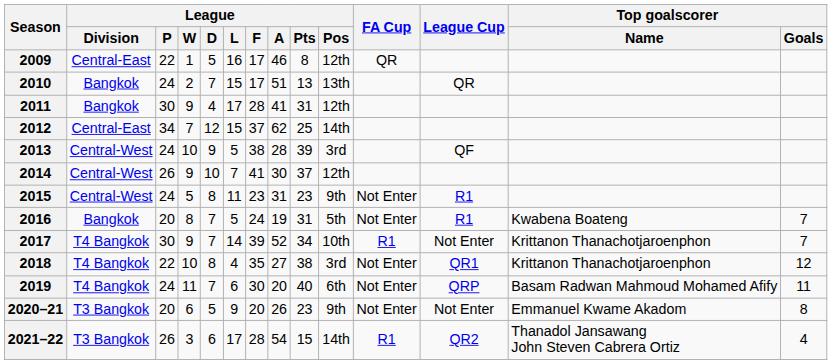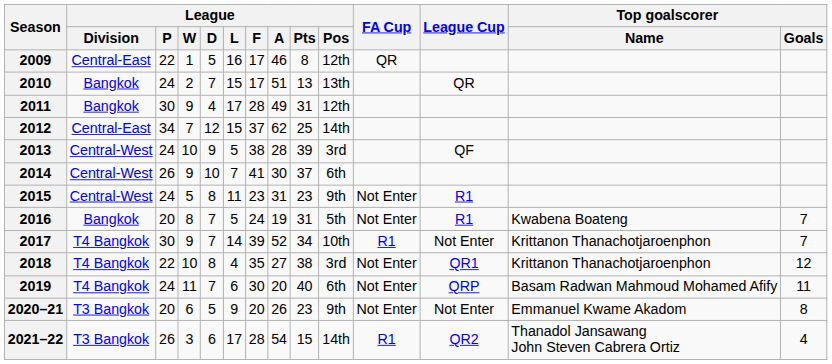(279, 106) 41 -> (279, 106) 49
(336, 173) 12th -> (336, 173) 6th
